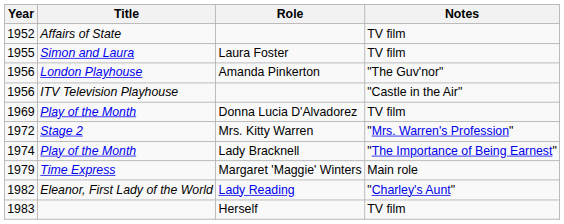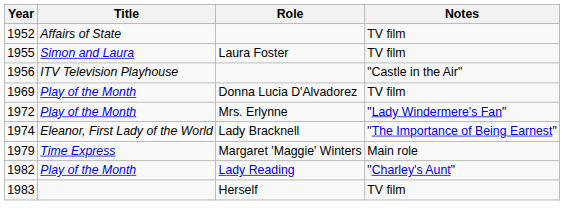- row: (21, 72)
- row: (21, 131)
+ row: (21, 111)
(88, 151) Play of the Month -> (127, 131) Eleanor, First Lady of the World
(127, 190) Eleanor, First Lady of the World -> (88, 170) Play of the Month
